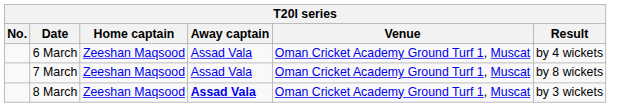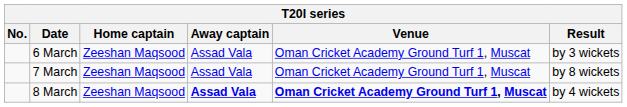(569, 53) by 4 wickets -> (586, 53) by 3 wickets
(403, 92) normal -> (411, 92) bold
(569, 92) by 3 wickets -> (586, 92) by 4 wickets
